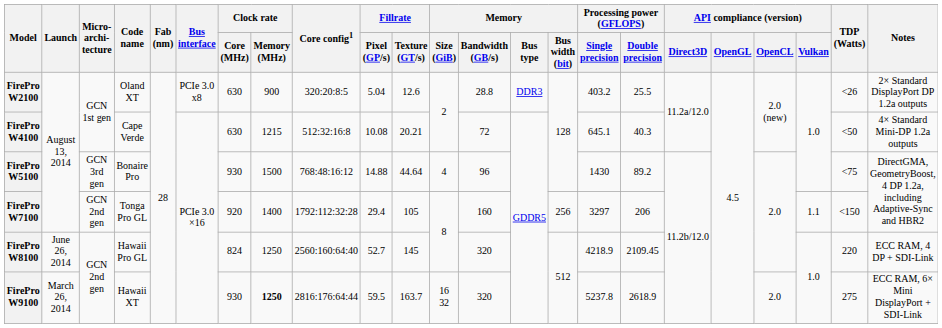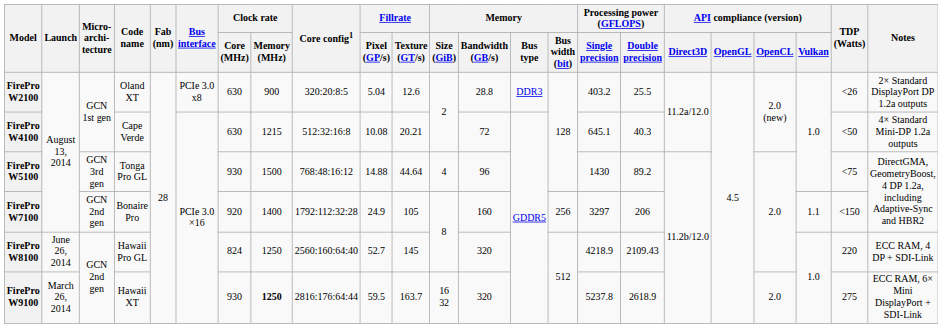(132, 171) Bonaire Pro -> (132, 171) Tonga Pro GL
(132, 211) Tonga Pro GL -> (132, 211) Bonaire Pro
(376, 211) 29.4 -> (376, 211) 24.9
(643, 251) 2109.45 -> (643, 251) 2109.43
